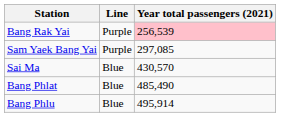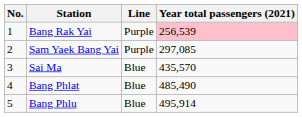+ column: (15, 13)
(156, 67) 430,570 -> (177, 67) 435,570
